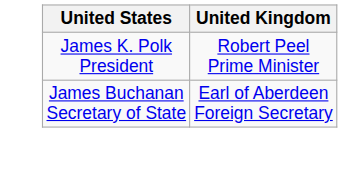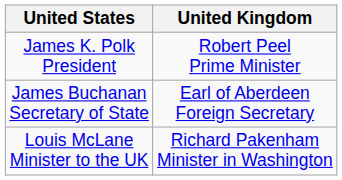+ row: (79, 150)
